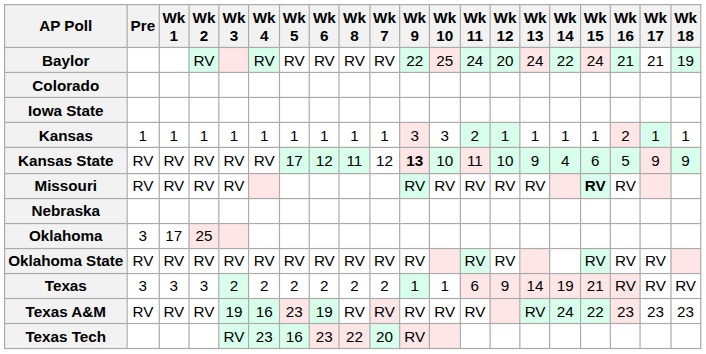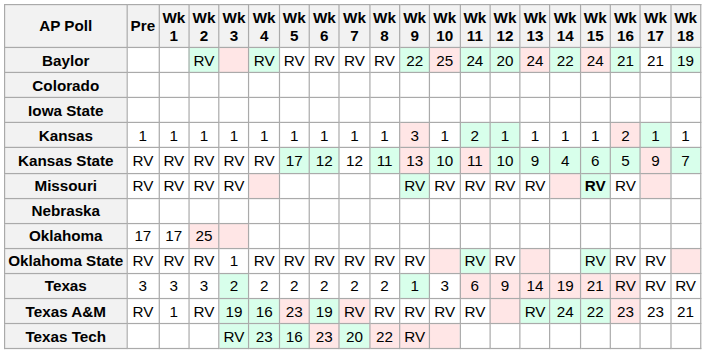columns swapped: (385, 26) <-> (354, 26)
(445, 135) 3 -> (445, 135) 1
(415, 160) bold -> (415, 160) normal
(686, 160) 9 -> (686, 160) 7
(143, 236) 3 -> (143, 236) 17
(234, 261) RV -> (234, 261) 1
(445, 286) 1 -> (445, 286) 3
(174, 311) RV -> (174, 311) 1
(686, 311) 23 -> (686, 311) 21
